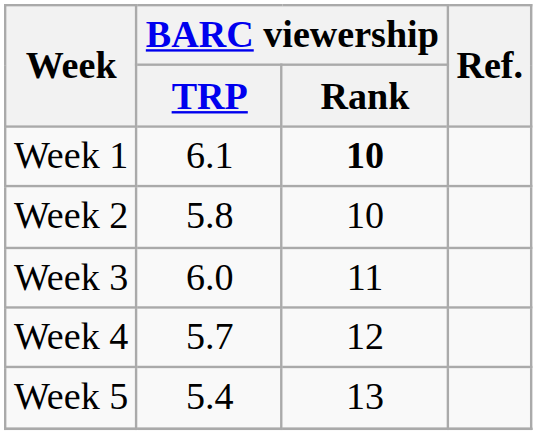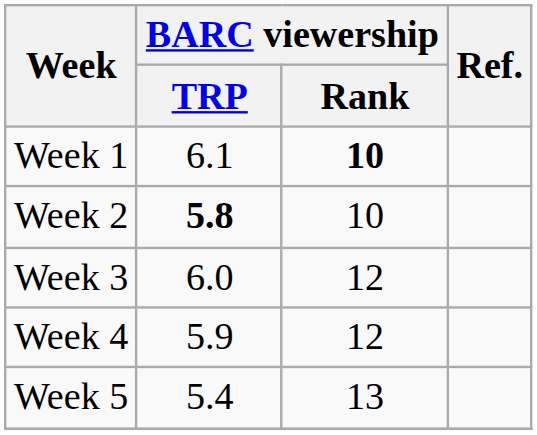(210, 215) normal -> (210, 215) bold
(365, 276) 11 -> (365, 276) 12
(210, 336) 5.7 -> (210, 336) 5.9
